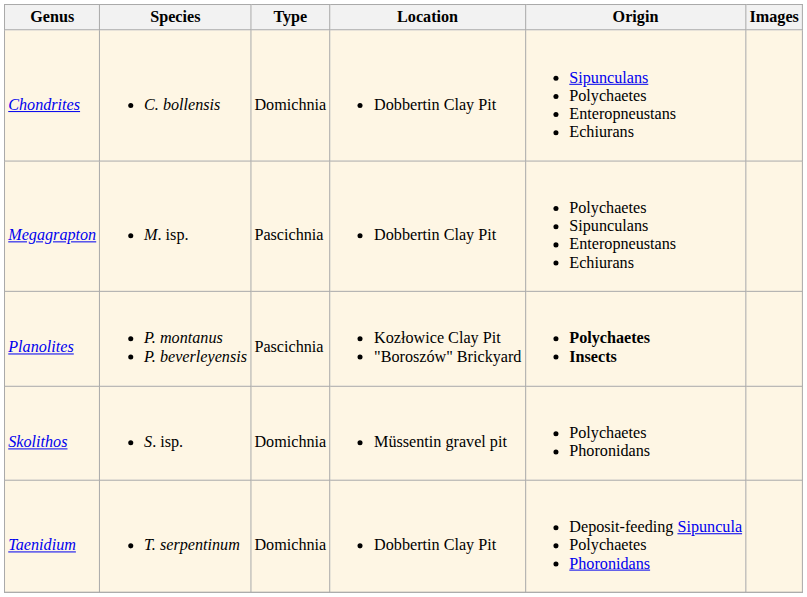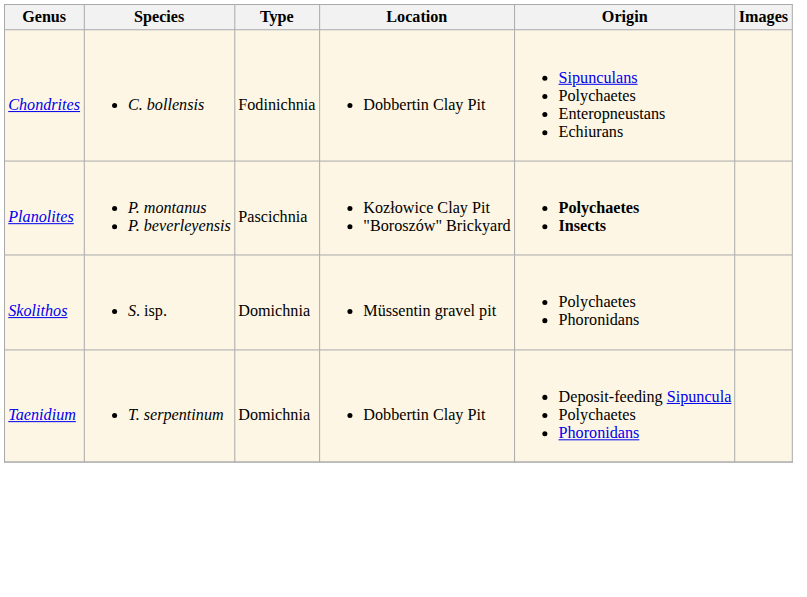(290, 104) Domichnia -> (277, 104) Fodinichnia
- row: (52, 235)
